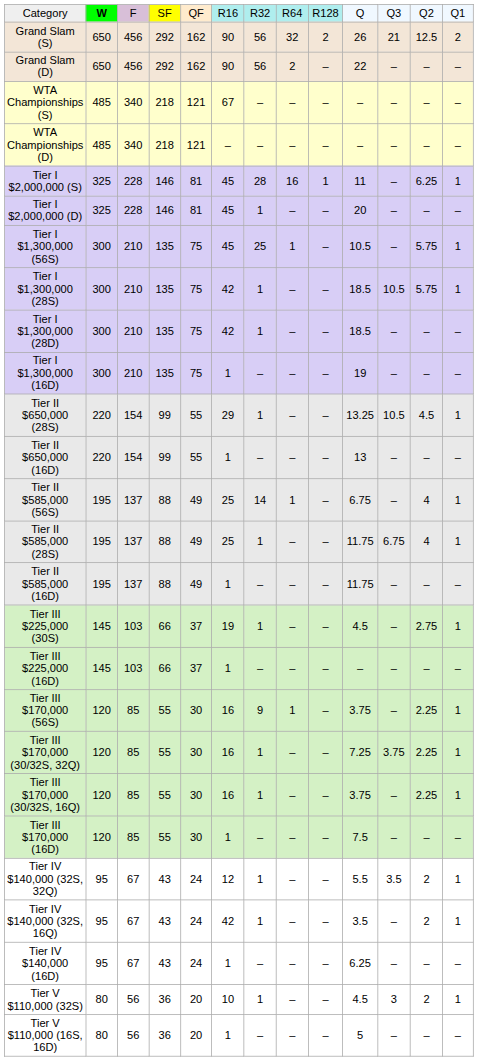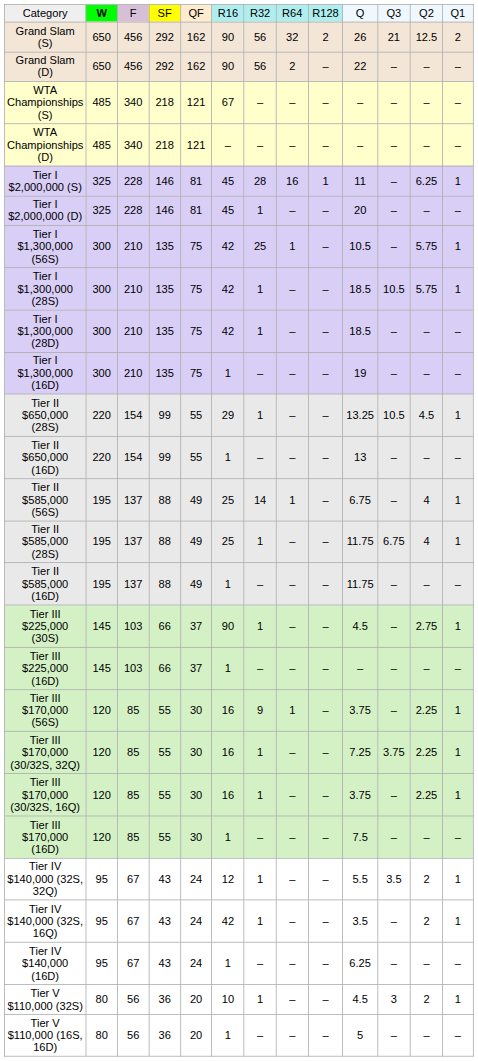(228, 247) 45 -> (228, 247) 42
(228, 626) 19 -> (228, 626) 90
